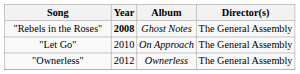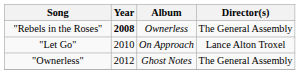(166, 28) Ghost Notes -> (166, 28) Ownerless
(246, 45) The General Assembly -> (246, 45) Lance Alton Troxel
(166, 61) Ownerless -> (166, 61) Ghost Notes
